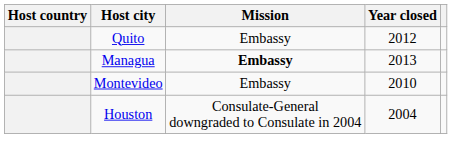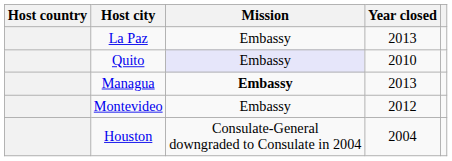+ row: (128, 38)
(265, 38) no background -> (265, 60) lavender background
(402, 38) 2012 -> (402, 60) 2010
(402, 83) 2010 -> (402, 106) 2012
